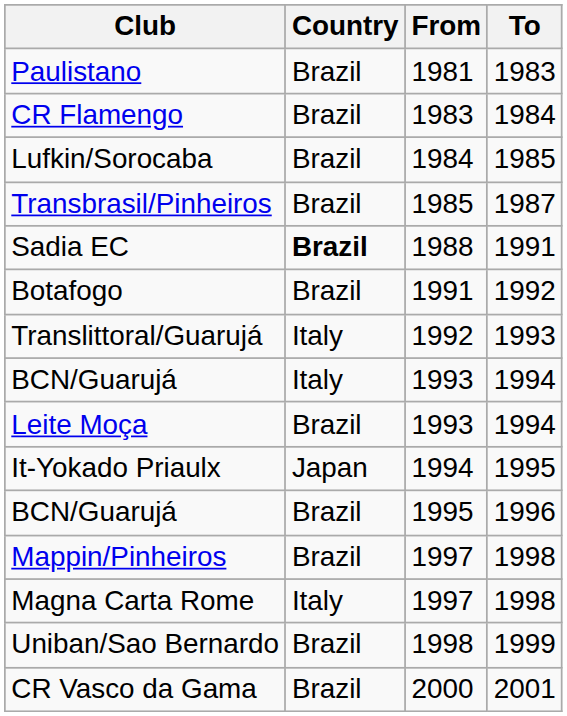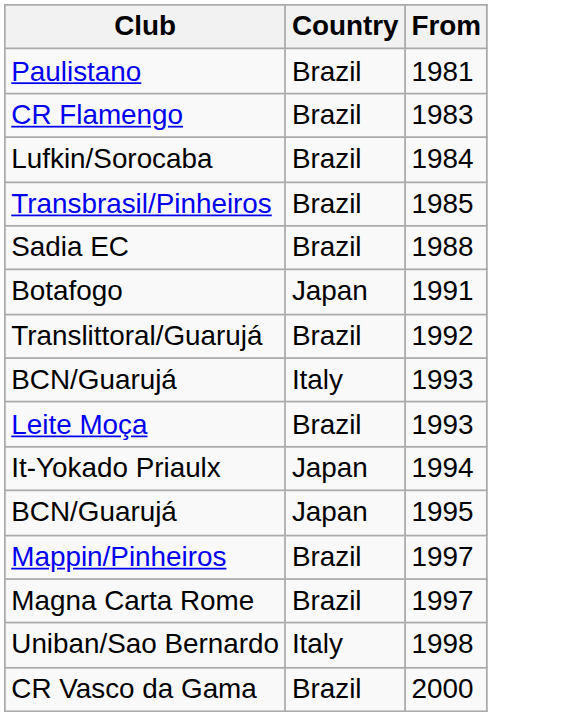- column: (525, 26)
(330, 247) bold -> (327, 247) normal
(327, 291) Brazil -> (330, 291) Japan
(317, 335) Italy -> (327, 335) Brazil
(327, 512) Brazil -> (330, 512) Japan
(317, 600) Italy -> (327, 600) Brazil
(327, 644) Brazil -> (317, 644) Italy
